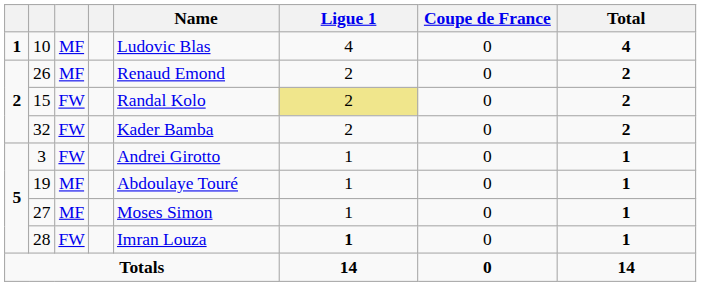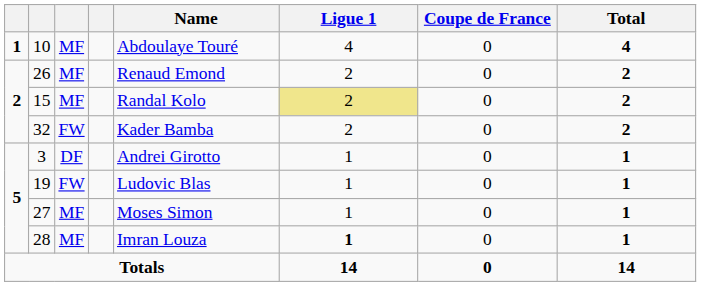(164, 45) Ludovic Blas -> (178, 45) Abdoulaye Touré
(72, 101) FW -> (72, 101) MF
(72, 156) FW -> (72, 156) DF
(72, 184) MF -> (72, 184) FW
(178, 184) Abdoulaye Touré -> (164, 184) Ludovic Blas
(72, 239) FW -> (72, 239) MF
